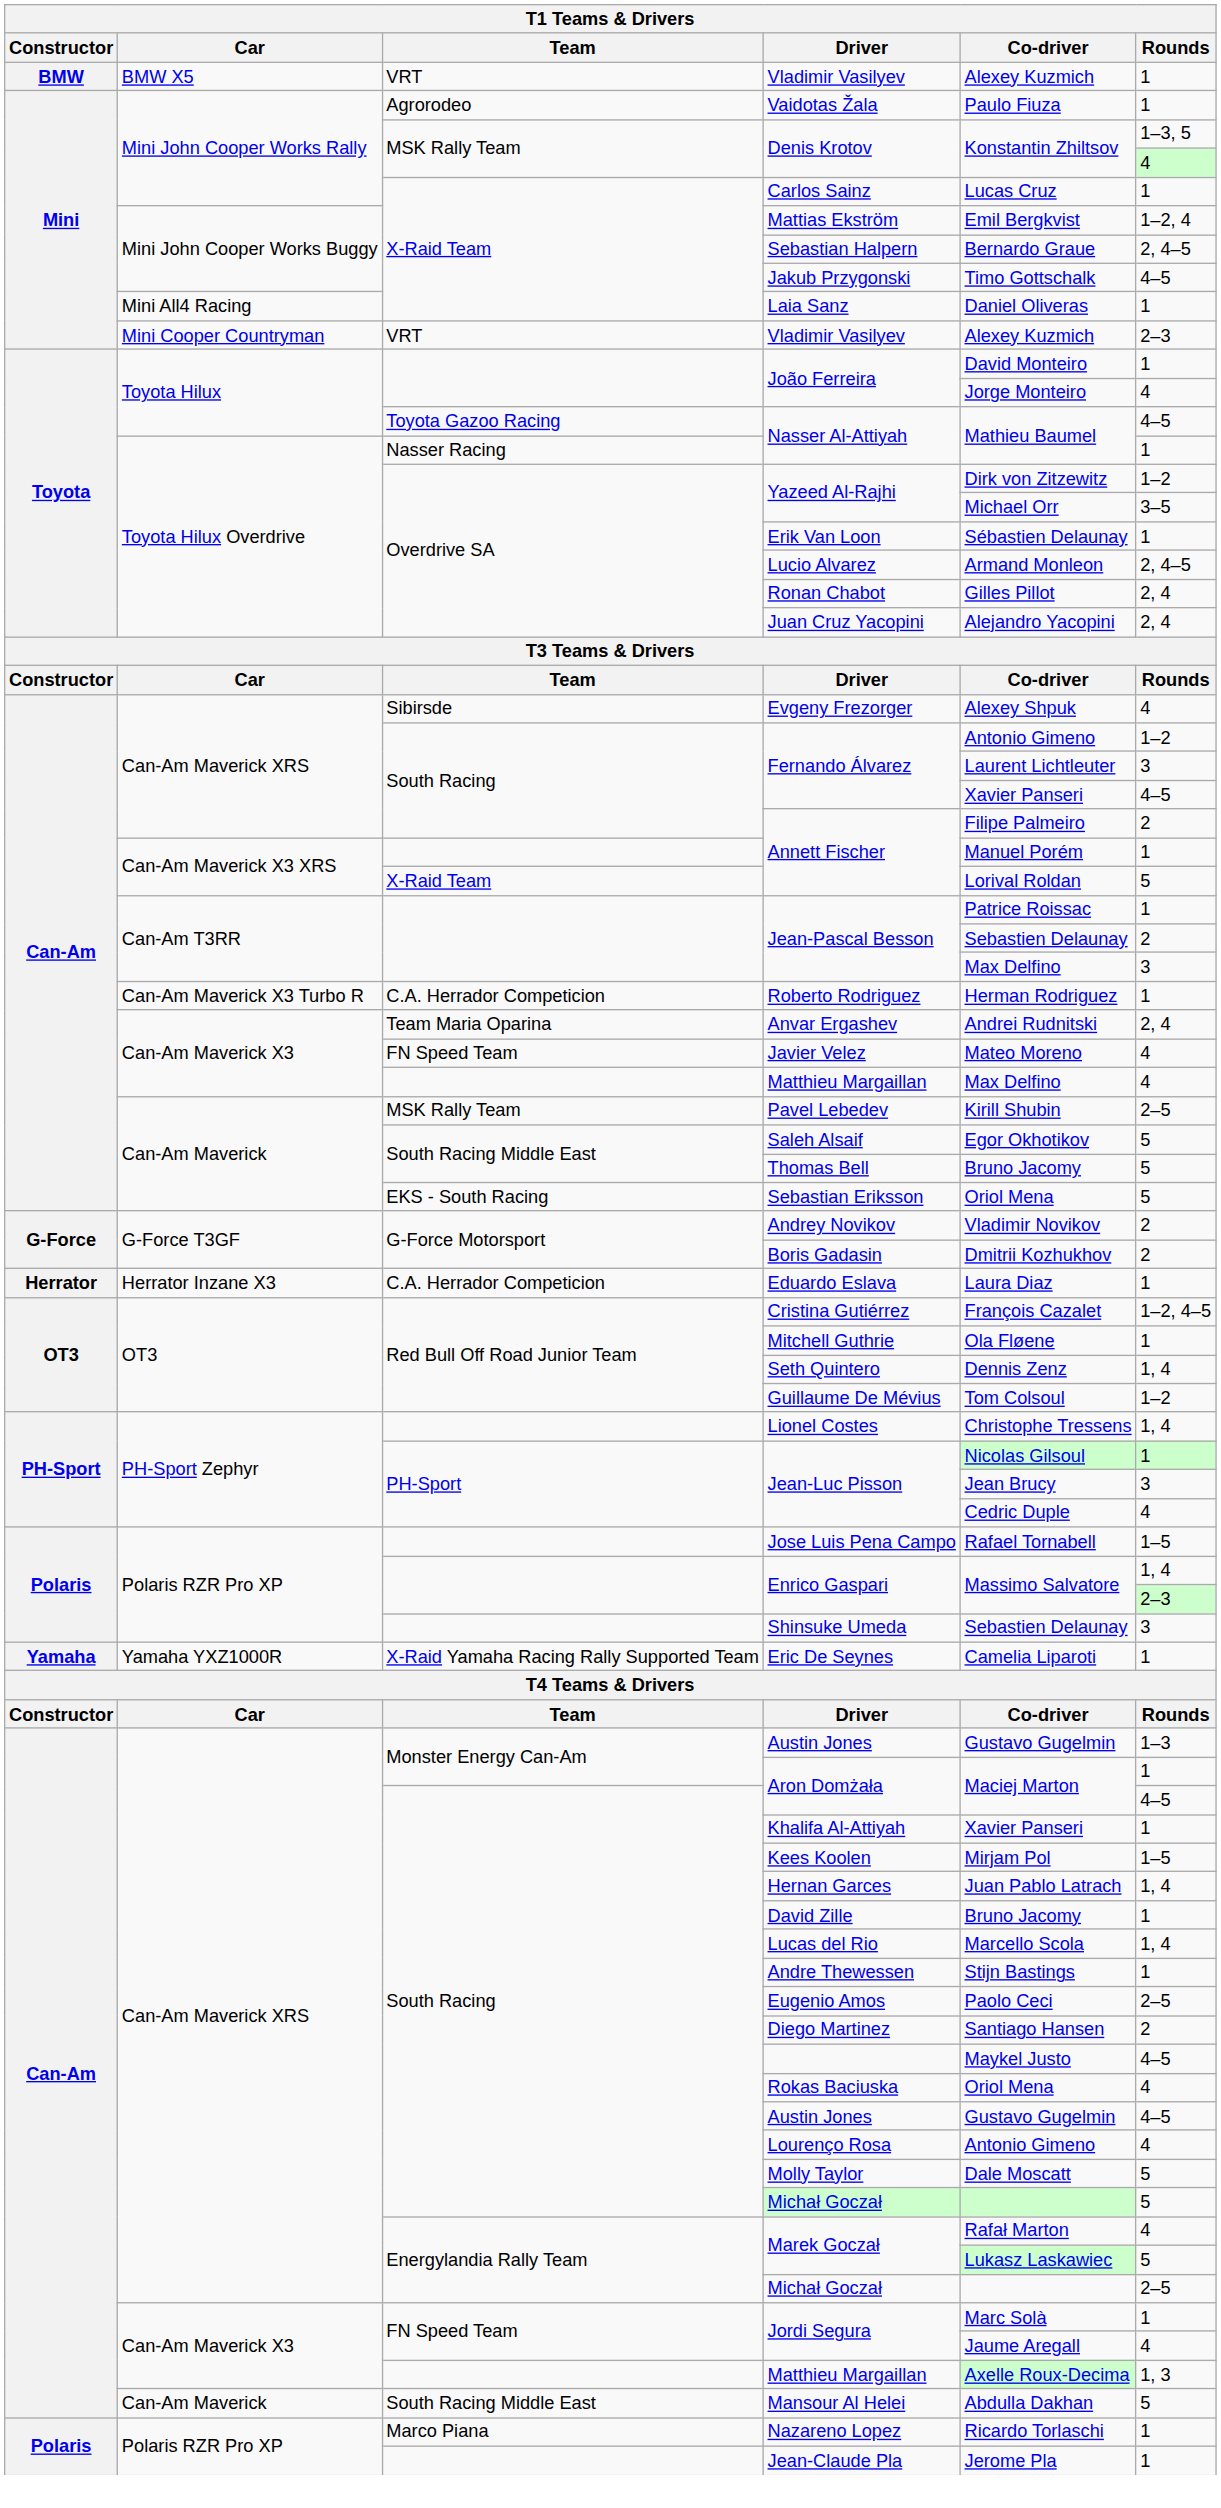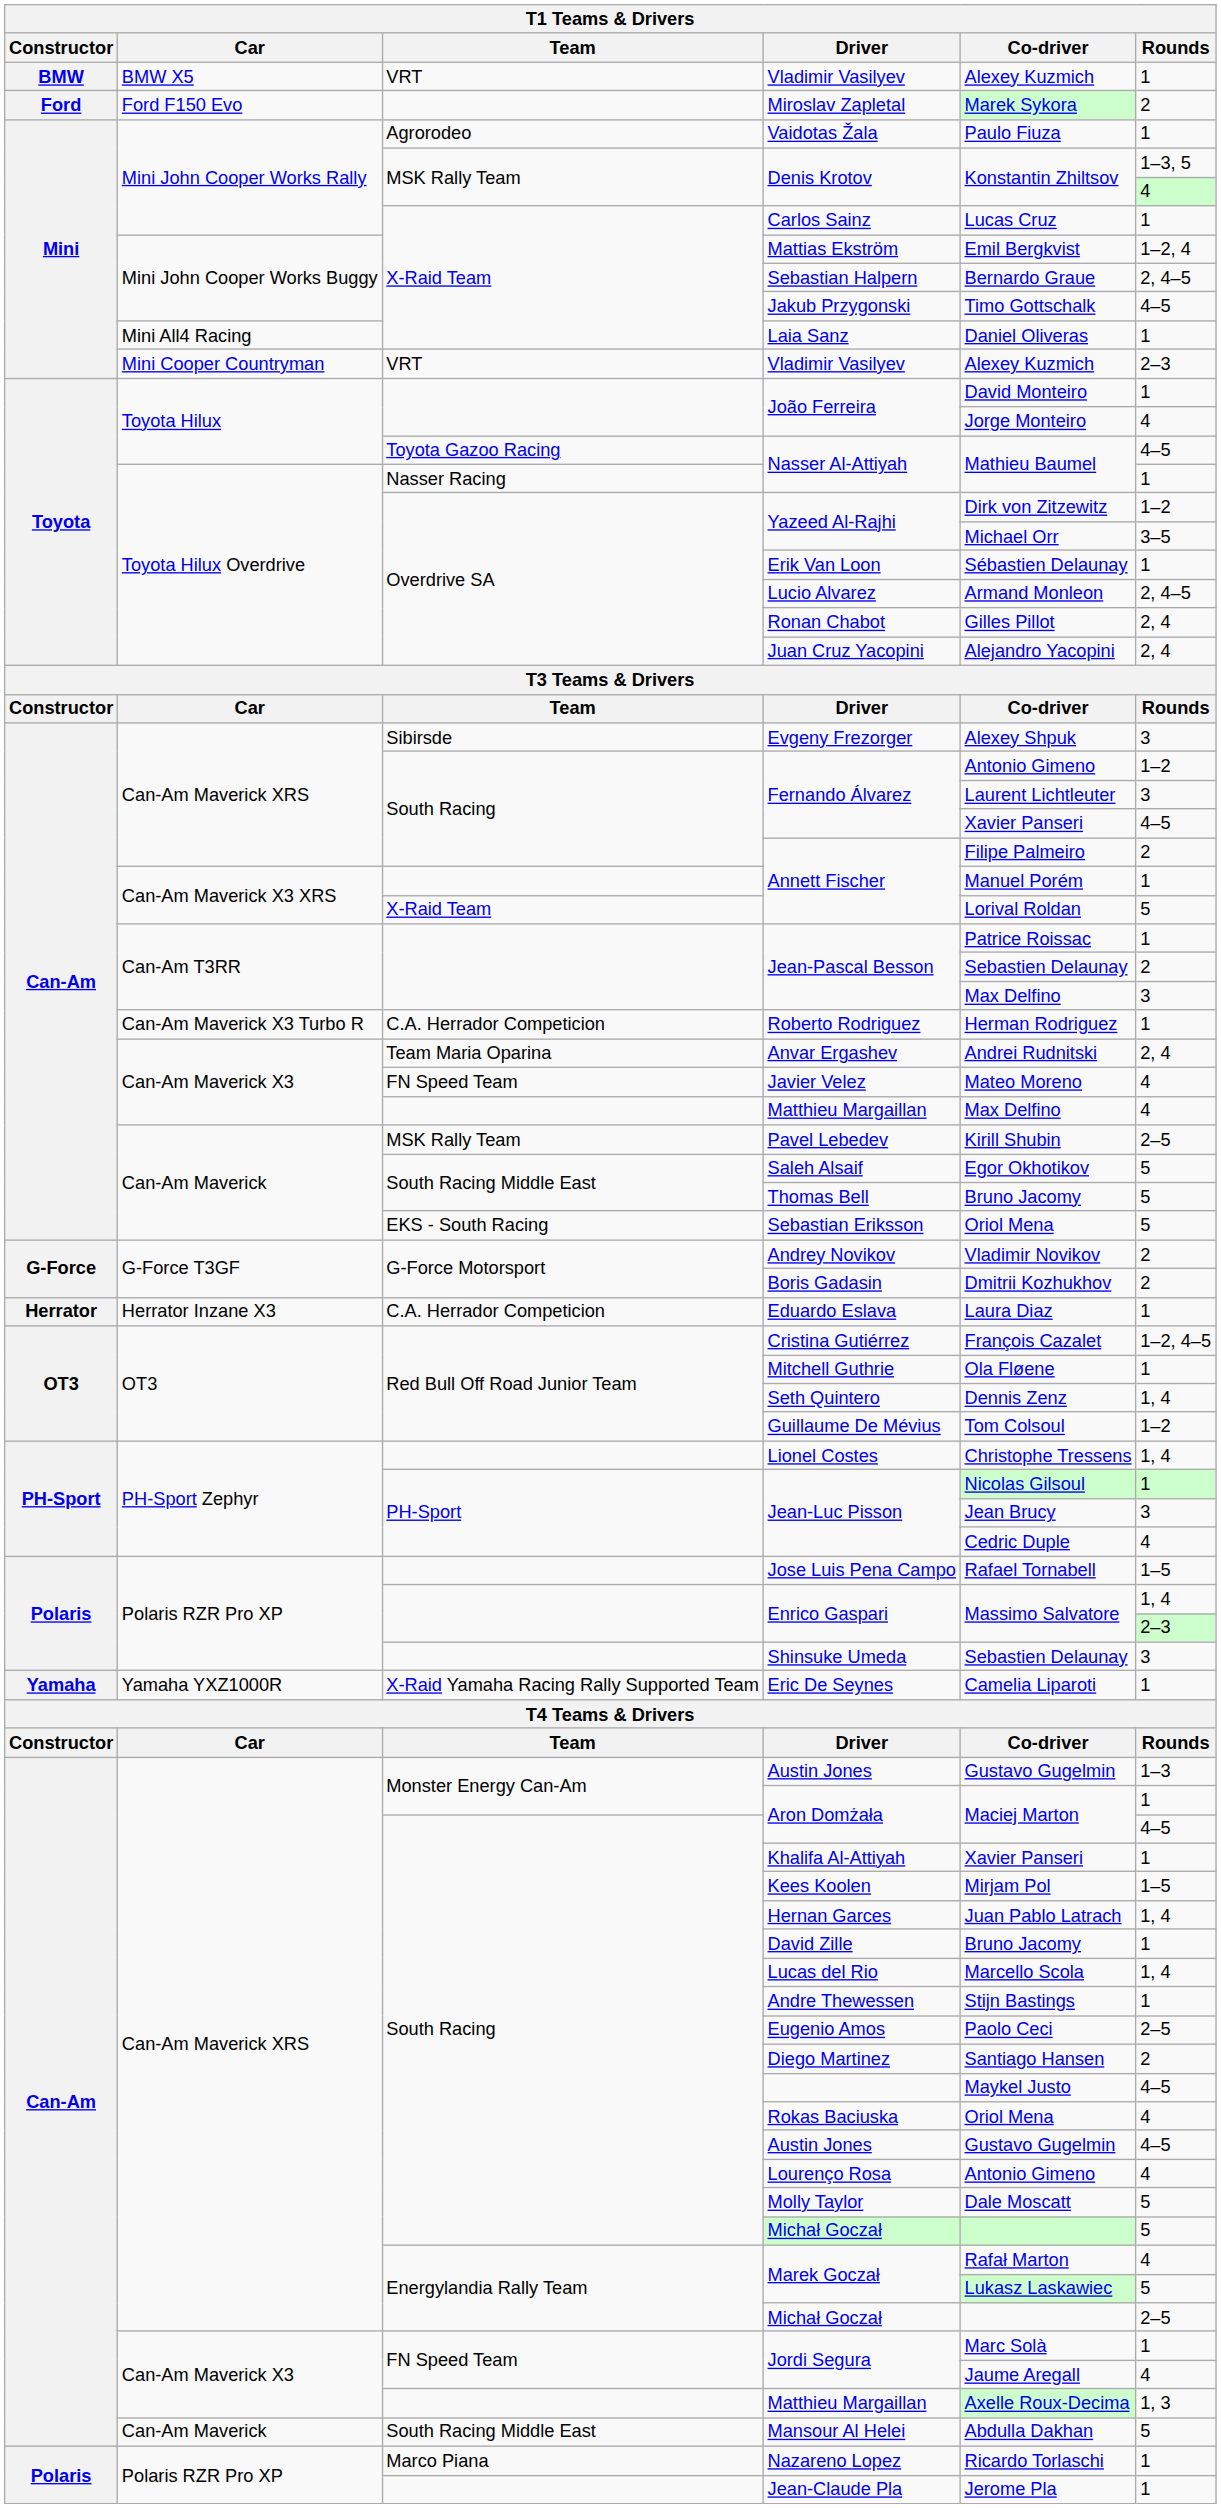+ row: (573, 105)
(1145, 708) 4 -> (1145, 737) 3
